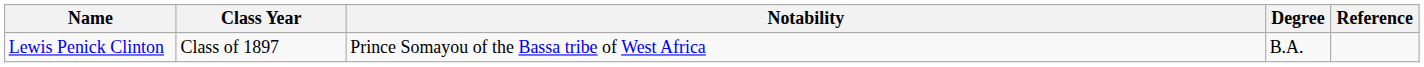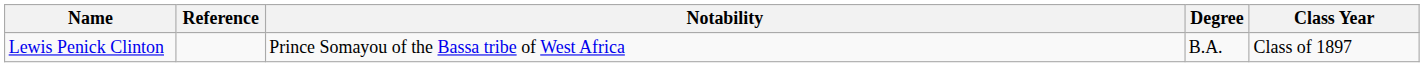columns swapped: (261, 18) <-> (1375, 18)
